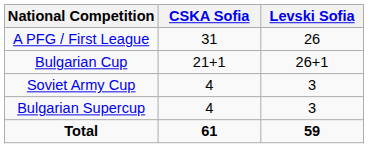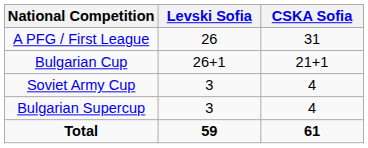columns swapped: (312, 16) <-> (209, 16)
